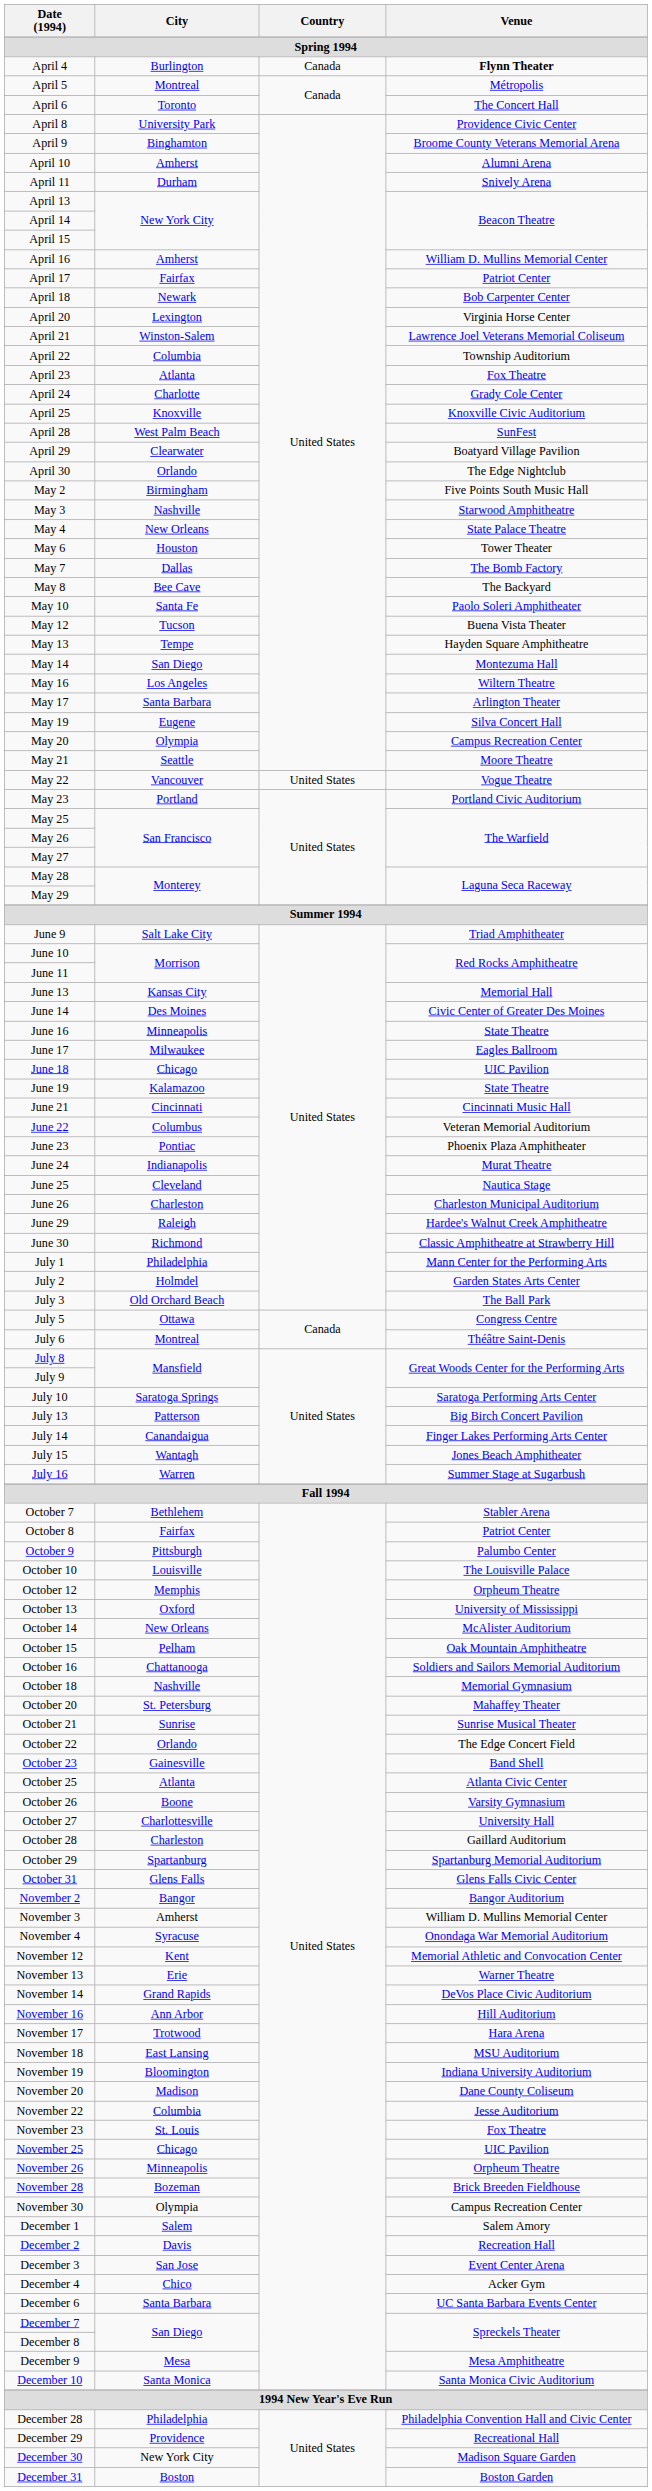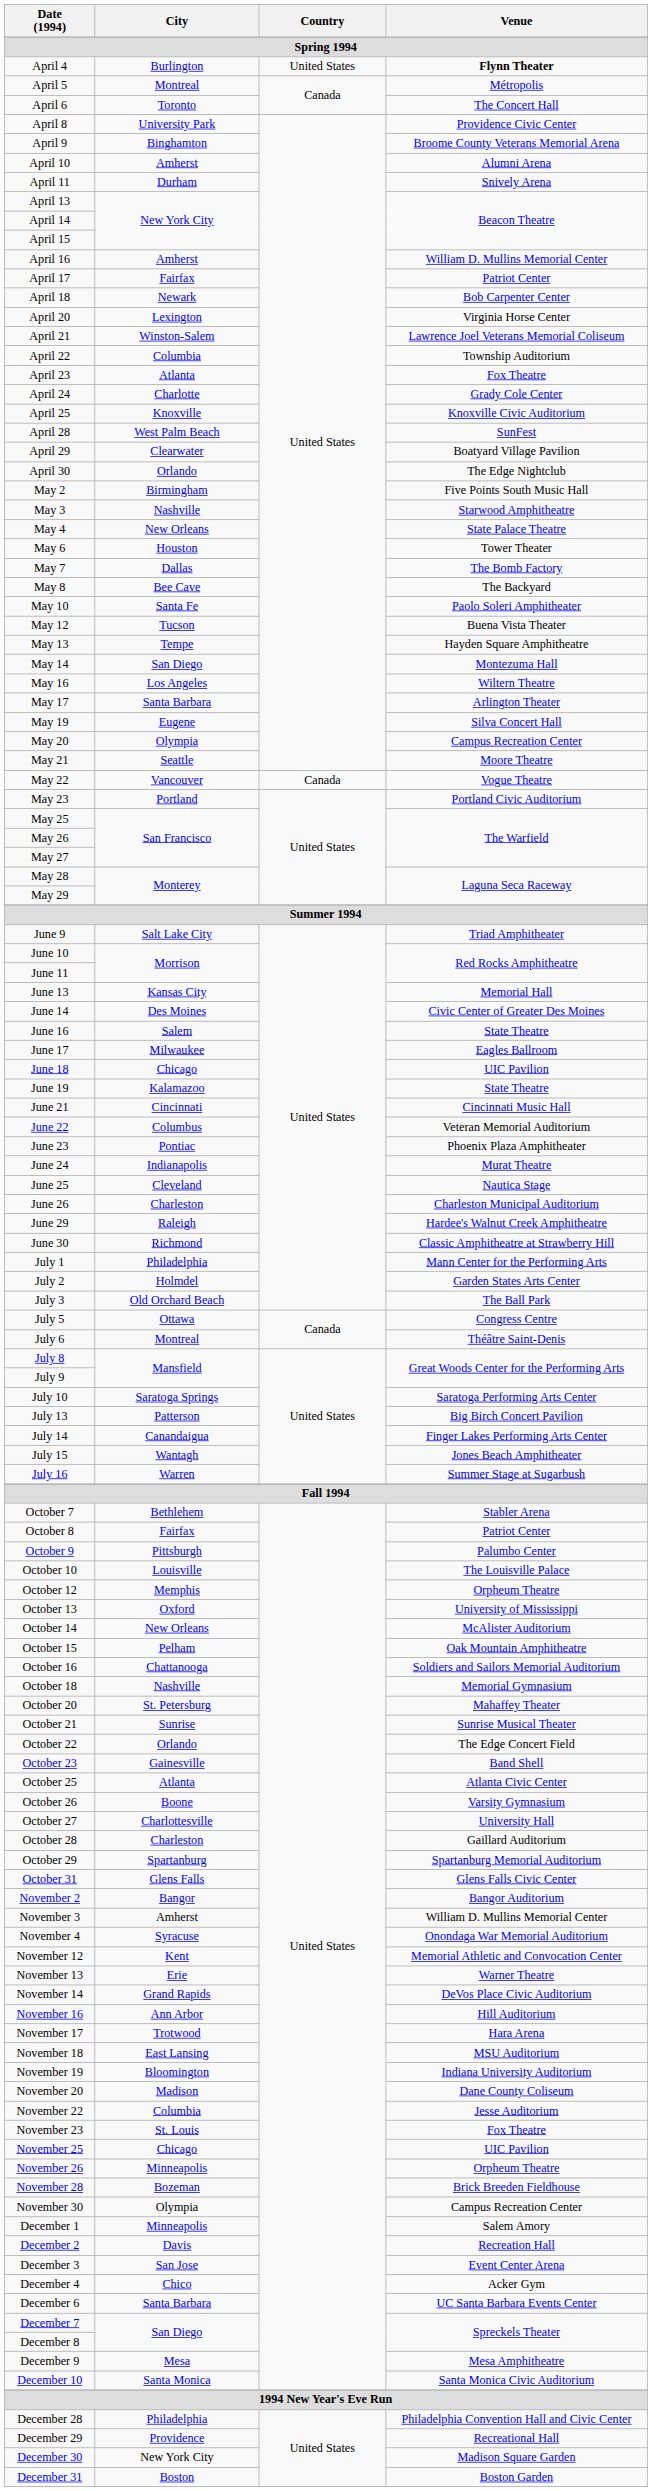(322, 66) Canada -> (322, 66) United States
(322, 779) United States -> (322, 779) Canada
(177, 1030) Minneapolis -> (177, 1030) Salem
(177, 2226) Salem -> (177, 2226) Minneapolis
